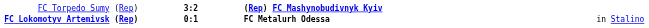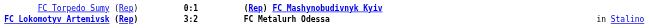(191, 8) 3:2 -> (191, 8) 0:1
(191, 20) 0:1 -> (191, 20) 3:2
